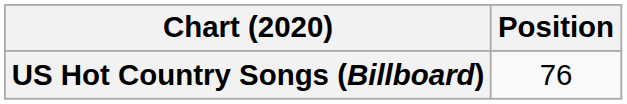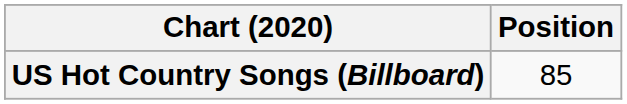(556, 74) 76 -> (556, 74) 85
